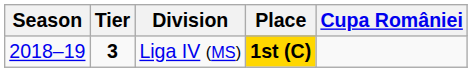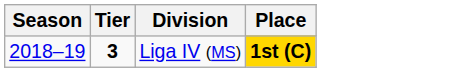- column: (392, 21)
